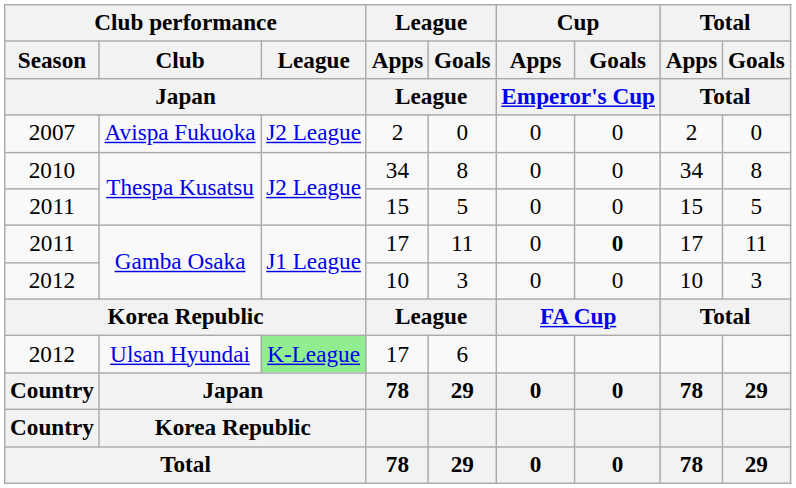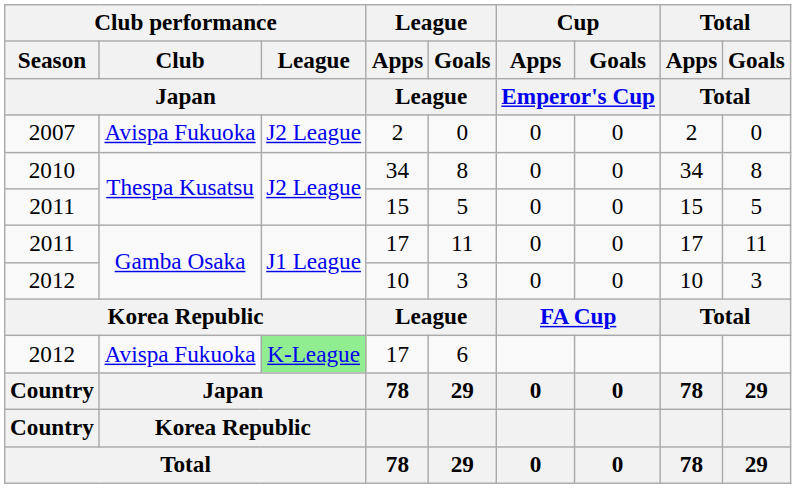(618, 243) bold -> (618, 243) normal
(180, 354) Ulsan Hyundai -> (180, 354) Avispa Fukuoka
